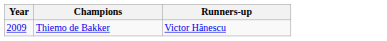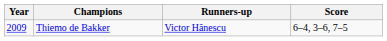+ column: (337, 12)
